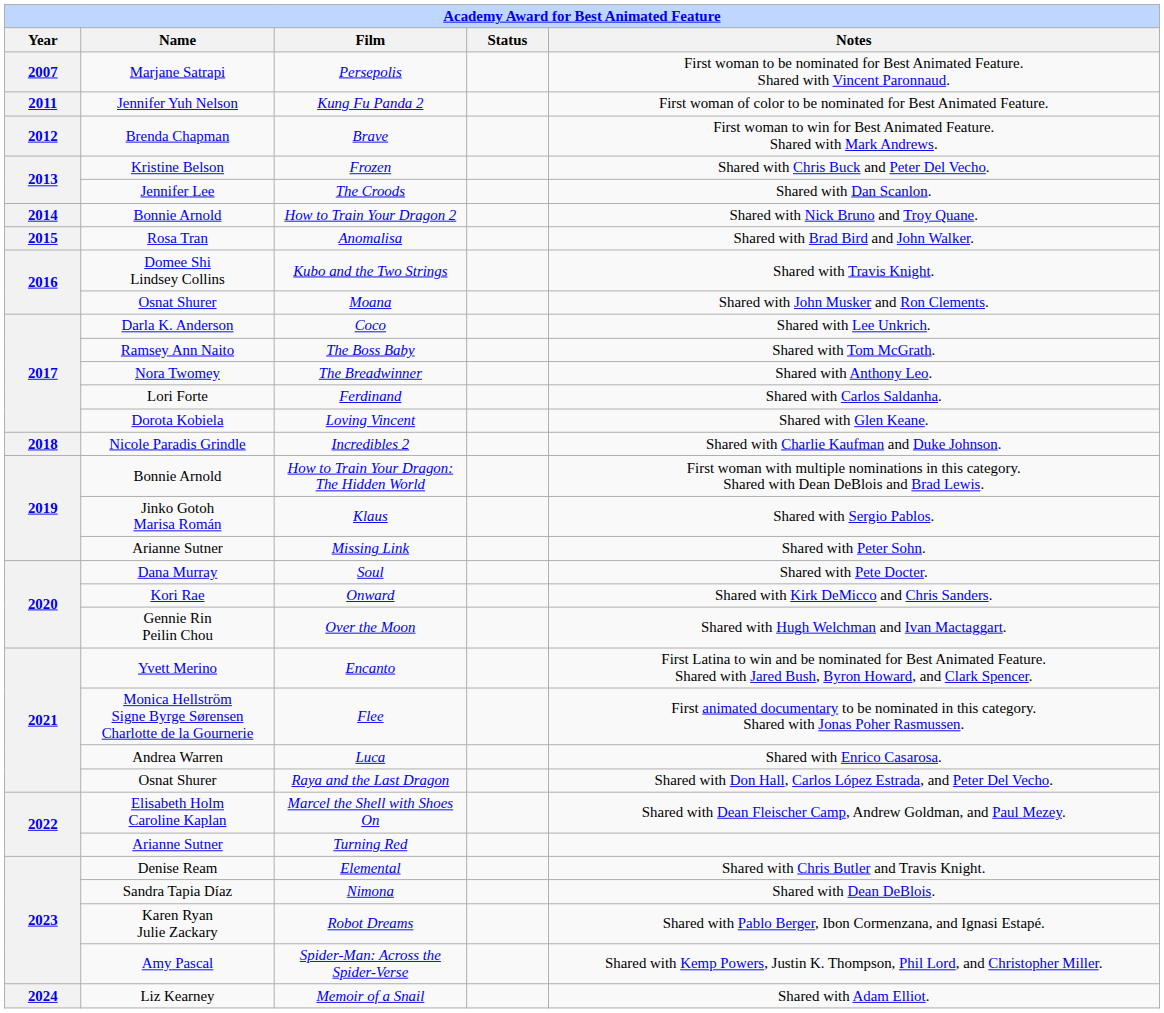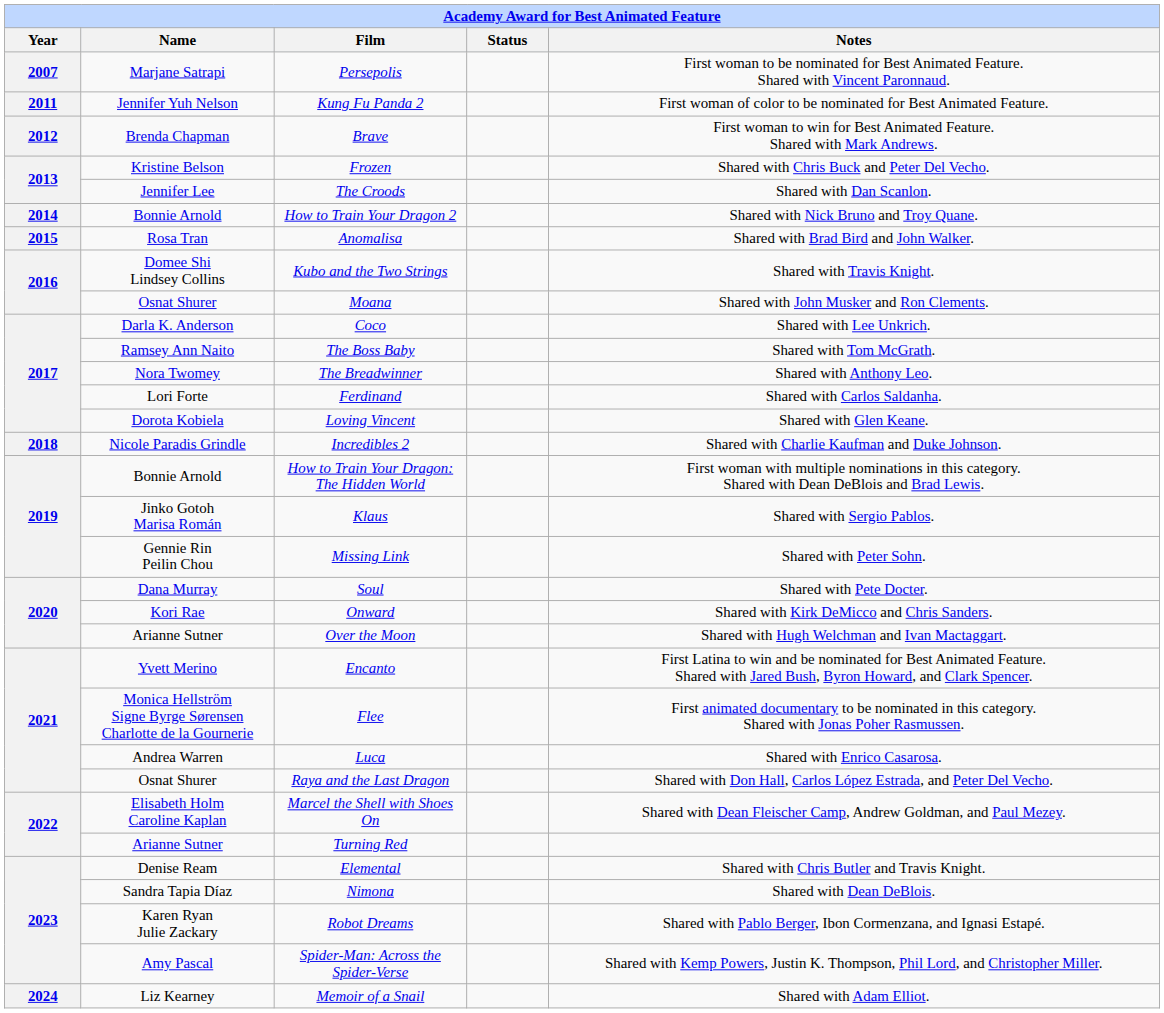(178, 548) Arianne Sutner -> (177, 556) Gennie Rin Peilin Chou
(177, 627) Gennie Rin Peilin Chou -> (178, 635) Arianne Sutner
